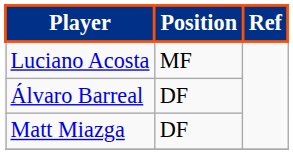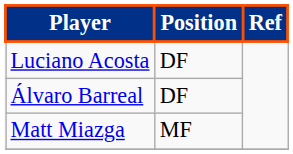(176, 60) MF -> (174, 60) DF
(174, 130) DF -> (176, 130) MF
